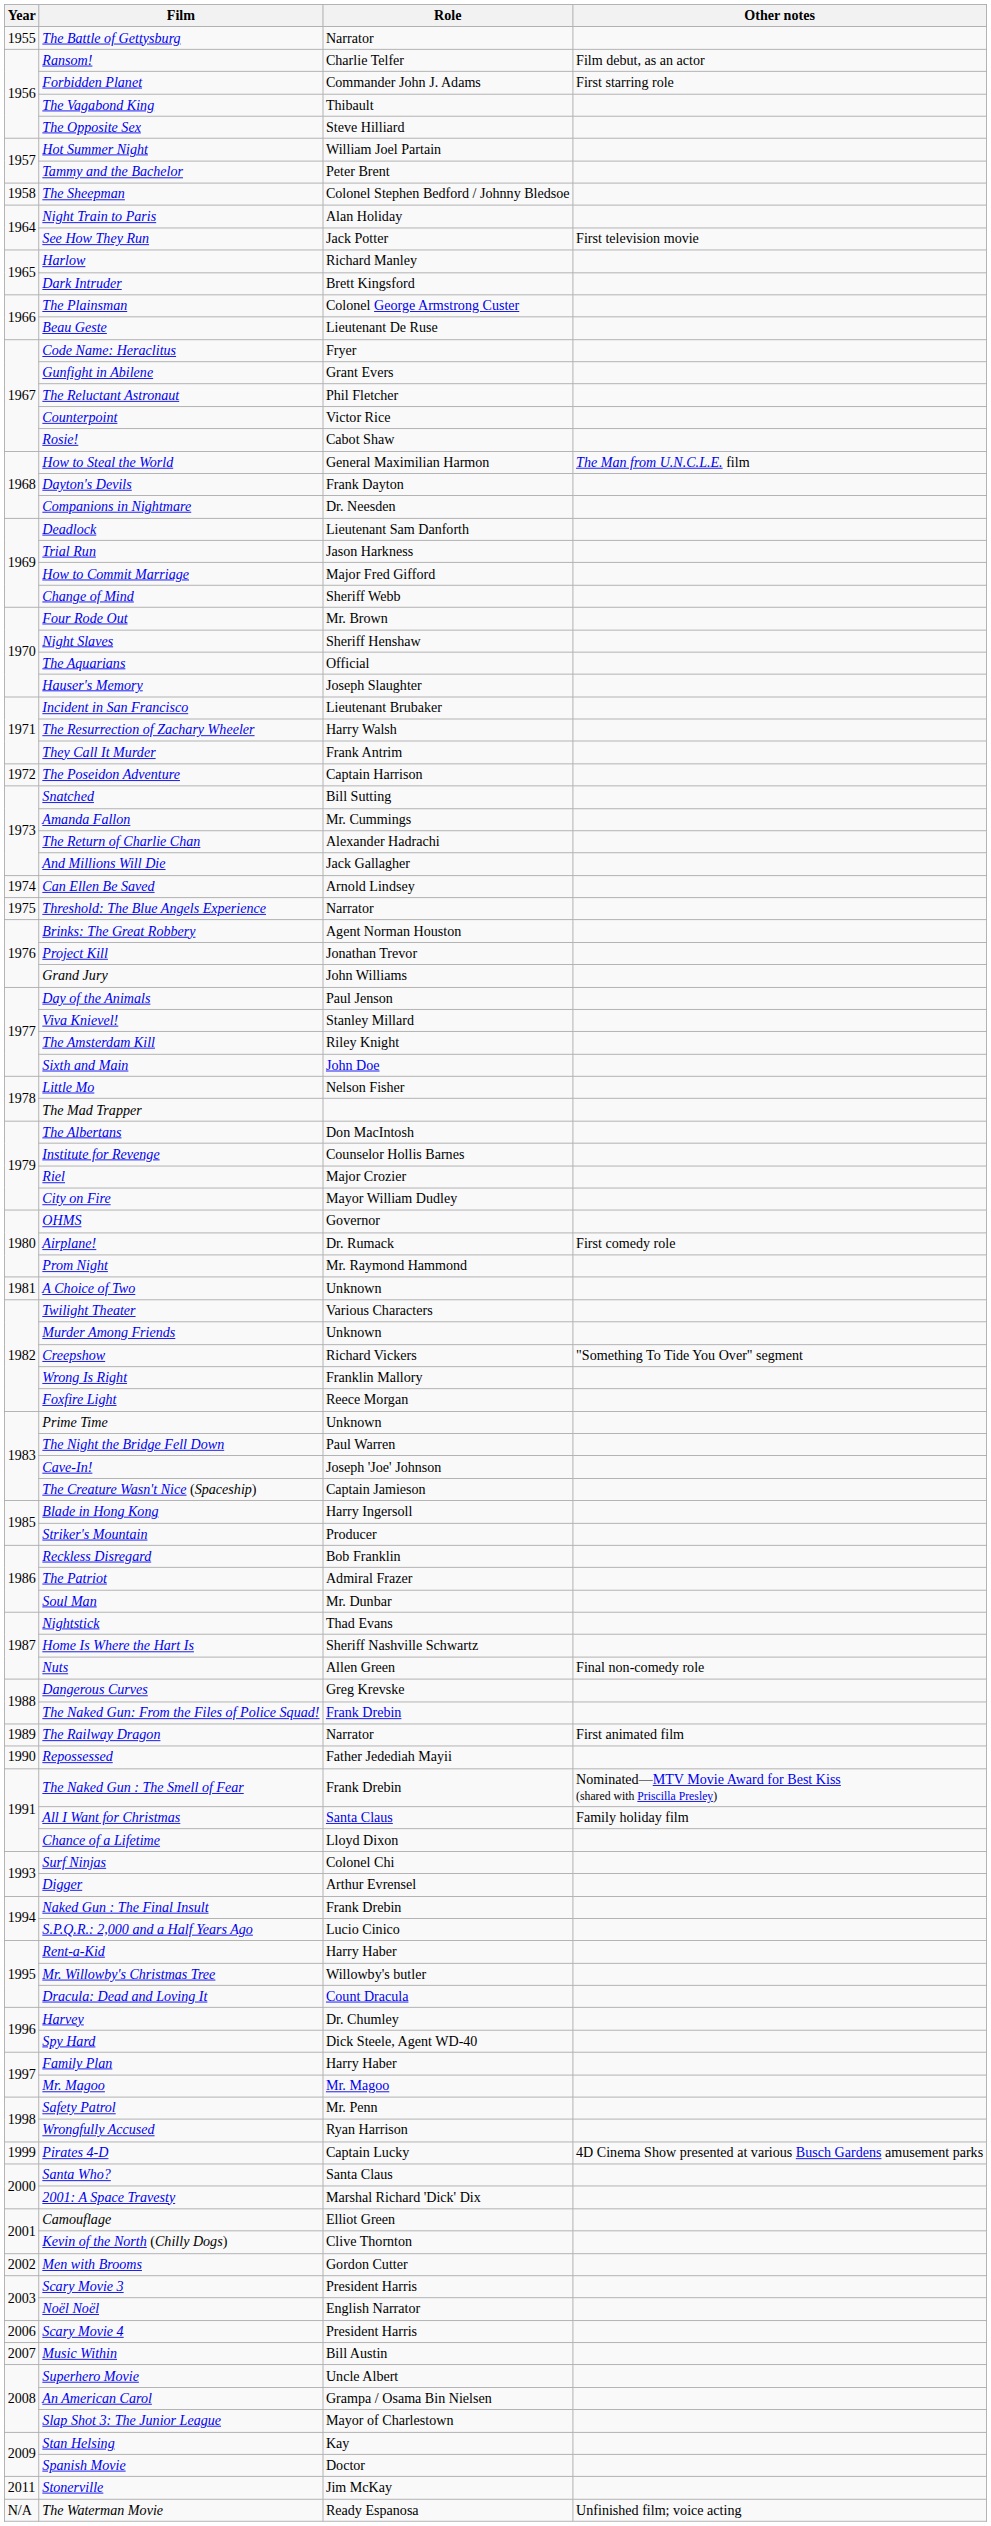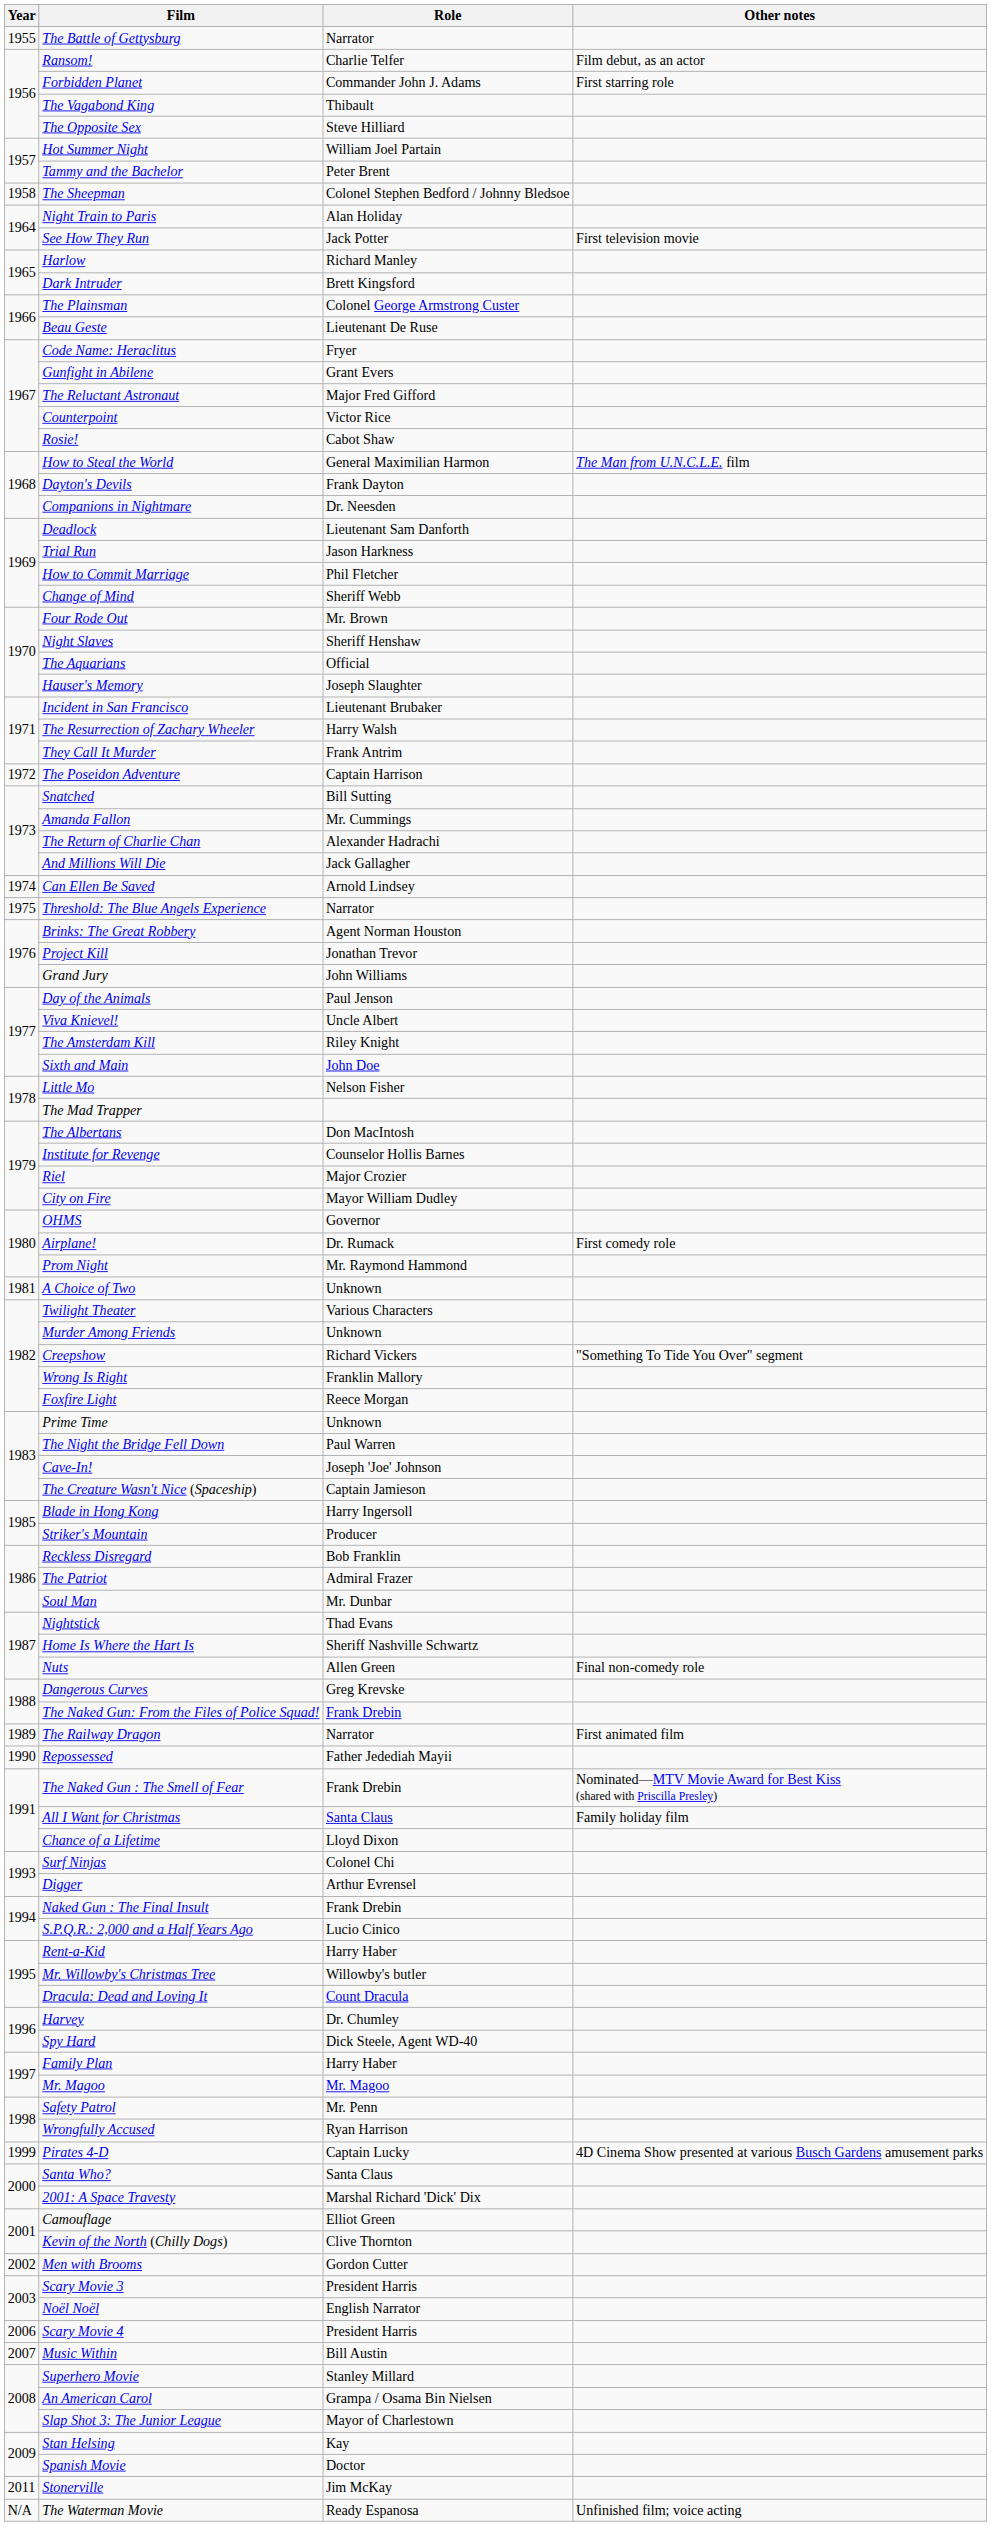(362, 395) Phil Fletcher -> (381, 395) Major Fred Gifford
(381, 573) Major Fred Gifford -> (362, 573) Phil Fletcher
(370, 1020) Stanley Millard -> (362, 1020) Uncle Albert
(362, 2376) Uncle Albert -> (370, 2376) Stanley Millard
